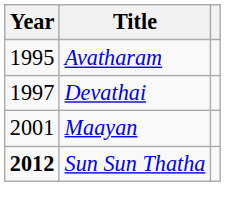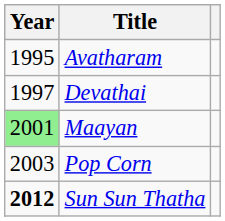(32, 127) no background -> (32, 127) lightgreen background
+ row: (108, 163)
